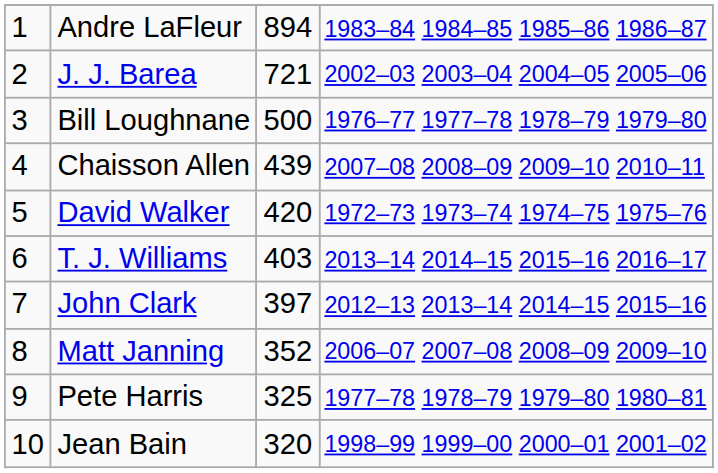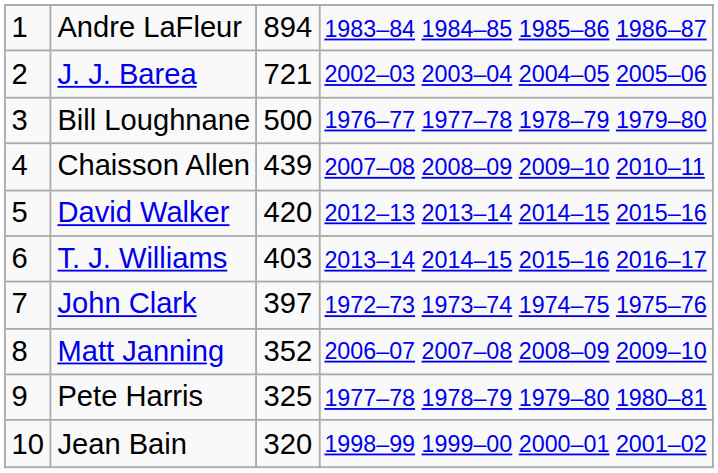(516, 213) 1972–73 1973–74 1974–75 1975–76 -> (516, 213) 2012–13 2013–14 2014–15 2015–16
(516, 305) 2012–13 2013–14 2014–15 2015–16 -> (516, 305) 1972–73 1973–74 1974–75 1975–76
